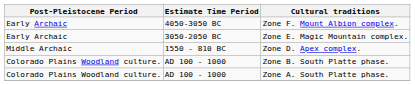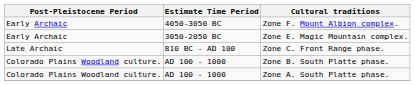- row: (312, 49)
+ row: (324, 49)
